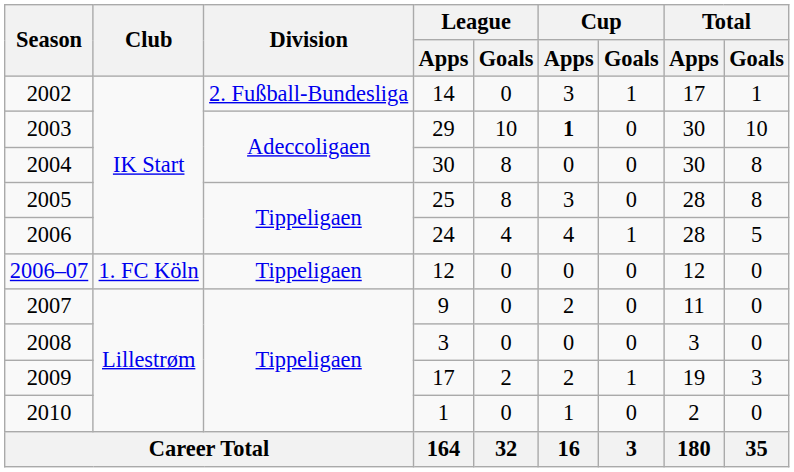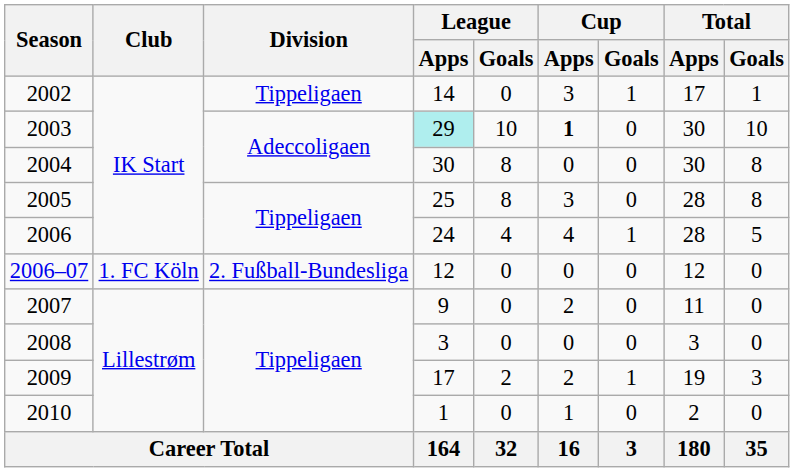(309, 93) 2. Fußball-Bundesliga -> (309, 93) Tippeligaen
(443, 128) no background -> (443, 128) paleturquoise background
(309, 270) Tippeligaen -> (309, 270) 2. Fußball-Bundesliga
